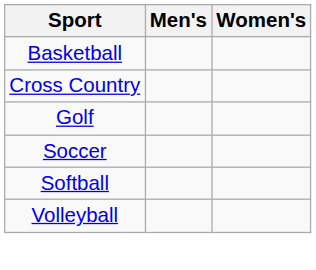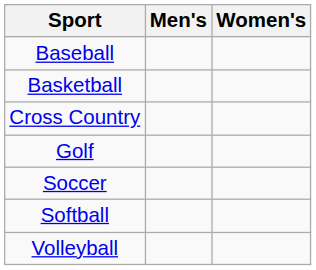+ row: (75, 53)
